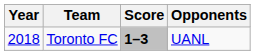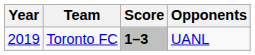(24, 38) 2018 -> (24, 38) 2019
